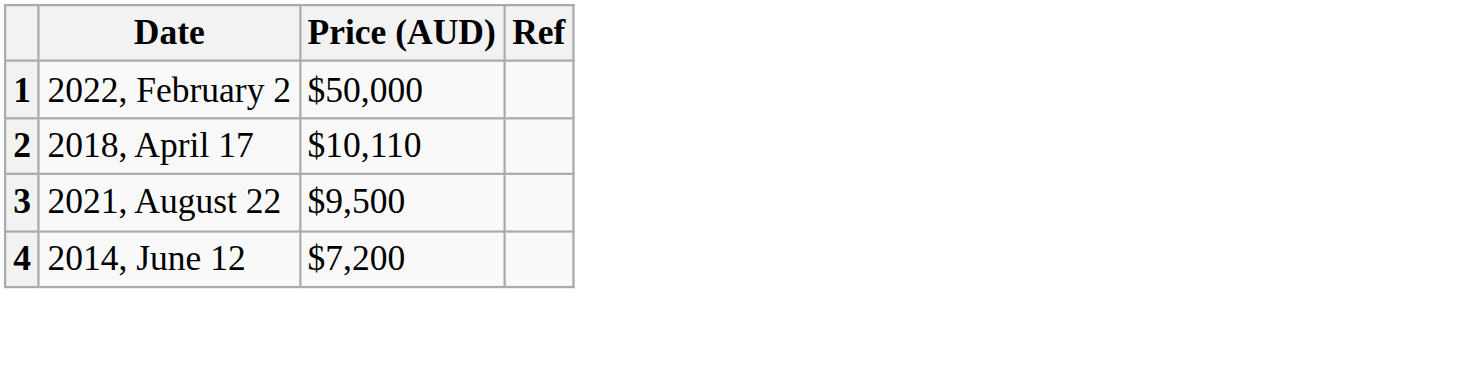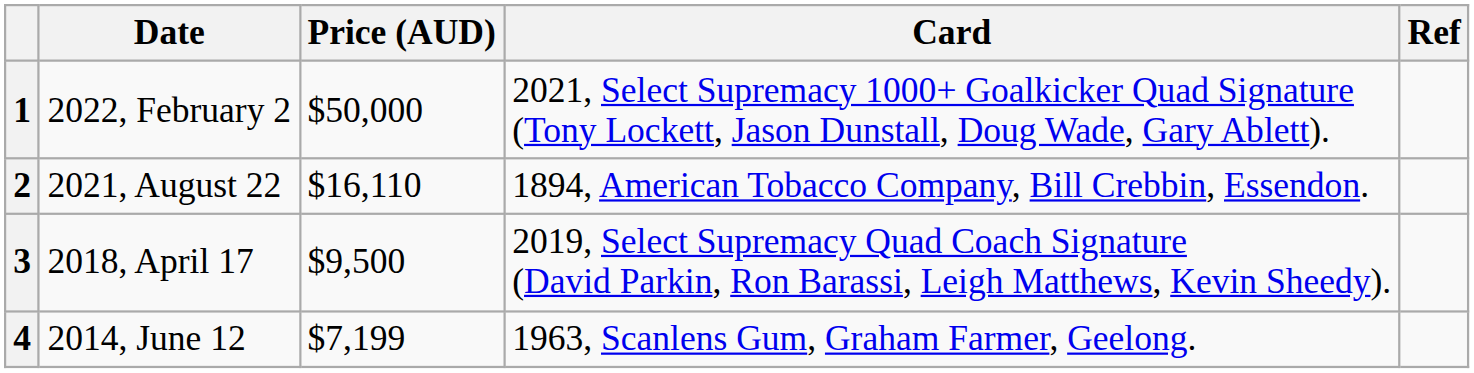+ column: (952, 32)
(151, 145) 2018, April 17 -> (164, 185) 2021, August 22
(365, 145) $10,110 -> (365, 185) $16,110
(164, 201) 2021, August 22 -> (151, 261) 2018, April 17
(356, 257) $7,200 -> (356, 337) $7,199
